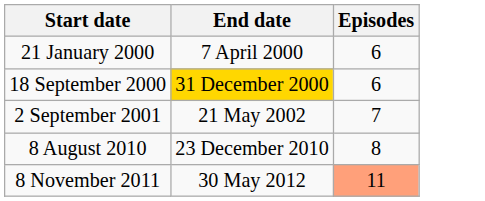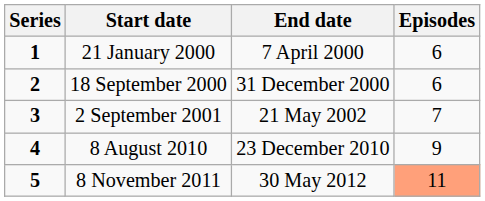+ column: (35, 20)
(252, 84) gold background -> (313, 84) no background
(376, 148) 8 -> (437, 148) 9
